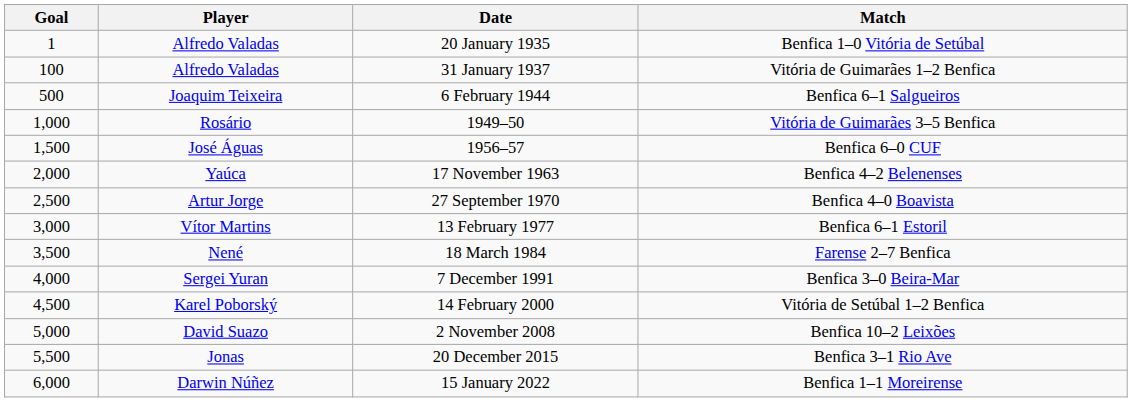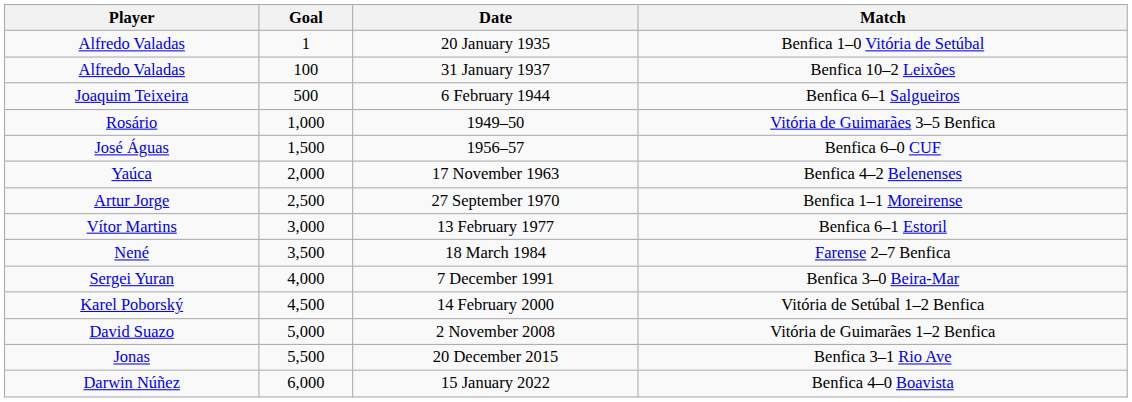columns swapped: (51, 17) <-> (226, 17)
(883, 69) Vitória de Guimarães 1–2 Benfica -> (883, 69) Benfica 10–2 Leixões
(883, 200) Benfica 4–0 Boavista -> (883, 200) Benfica 1–1 Moreirense
(883, 331) Benfica 10–2 Leixões -> (883, 331) Vitória de Guimarães 1–2 Benfica
(883, 383) Benfica 1–1 Moreirense -> (883, 383) Benfica 4–0 Boavista
